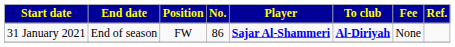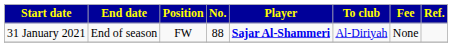(218, 32) 86 -> (218, 32) 88
(363, 32) bold -> (361, 32) normal
